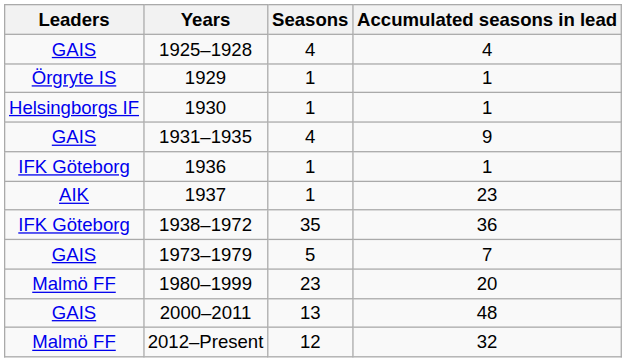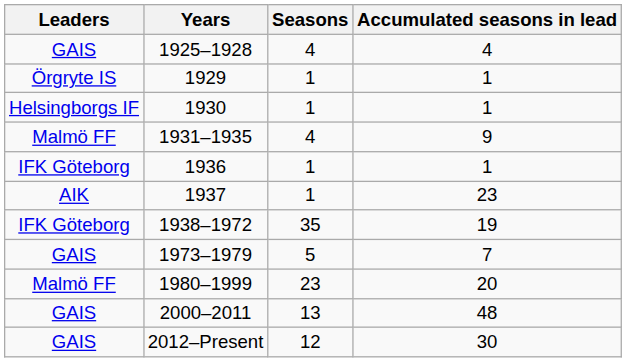(74, 137) GAIS -> (74, 137) Malmö FF
(487, 225) 36 -> (487, 225) 19
(74, 343) Malmö FF -> (74, 343) GAIS
(487, 343) 32 -> (487, 343) 30
